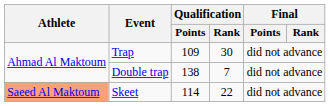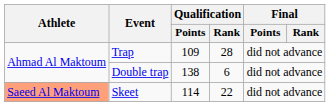(227, 53) 30 -> (227, 53) 28
(227, 72) 7 -> (227, 72) 6
